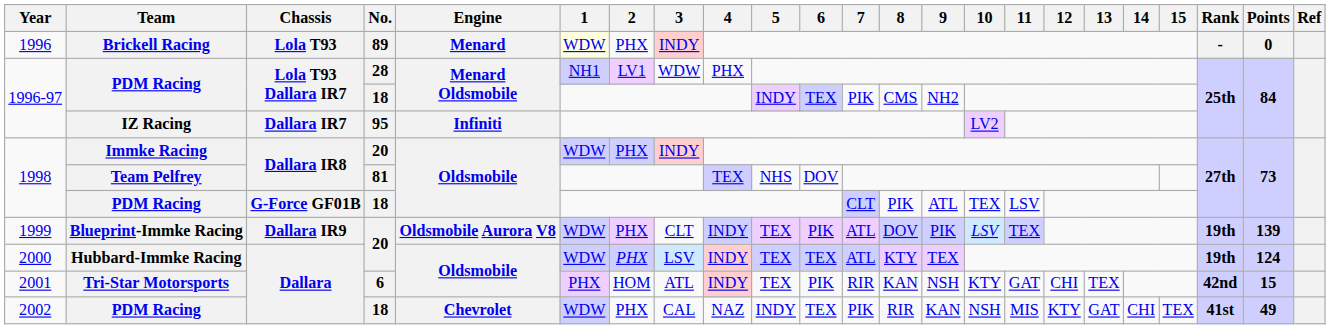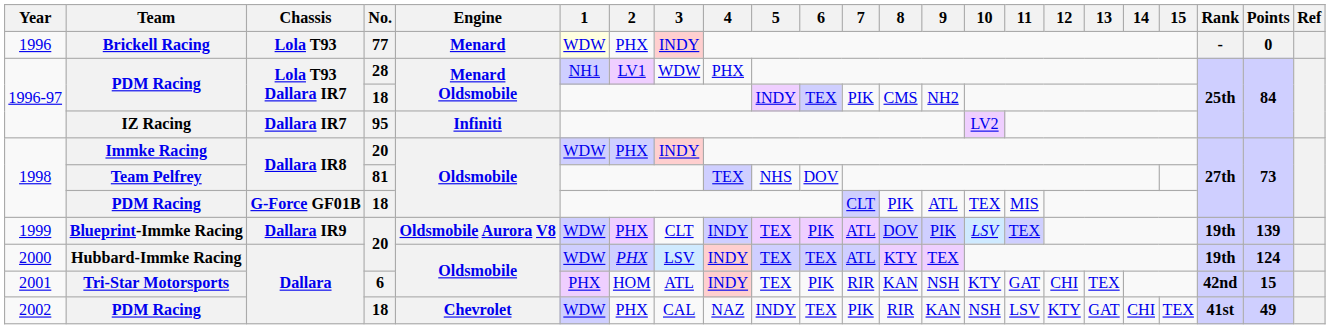(380, 44) 89 -> (380, 44) 77
(1024, 204) LSV -> (1024, 204) MIS
(1024, 310) MIS -> (1024, 310) LSV
